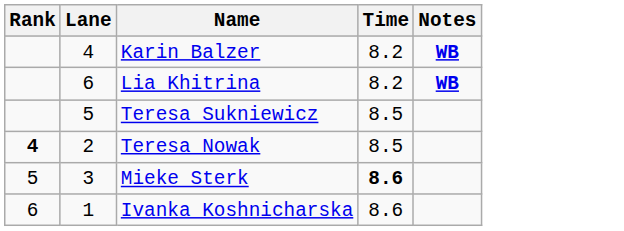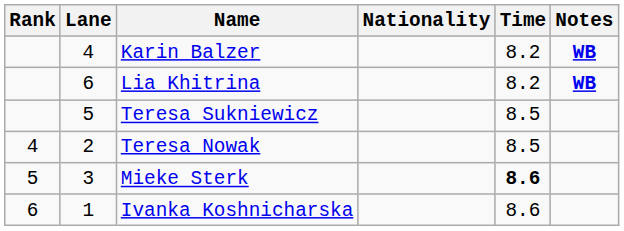+ column: (426, 21)
(33, 147) bold -> (33, 147) normal
